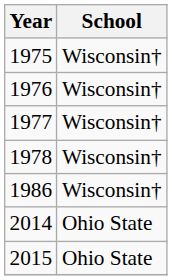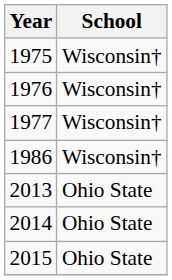- row: (31, 156)
+ row: (31, 190)
